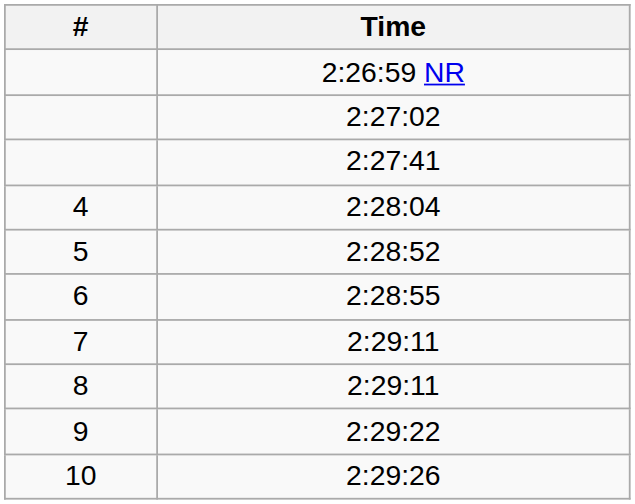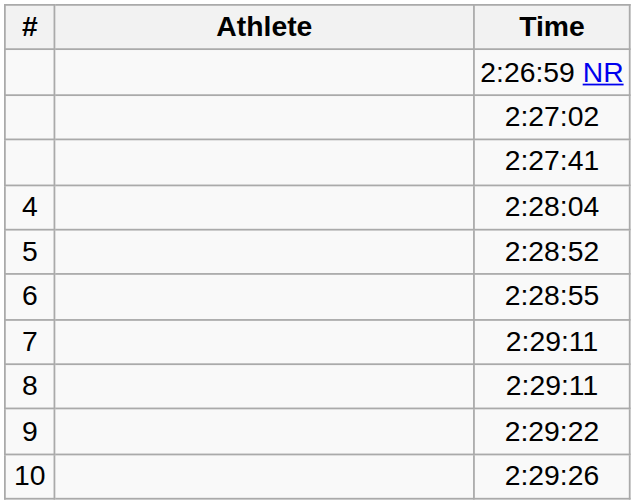+ column: (264, 26)
